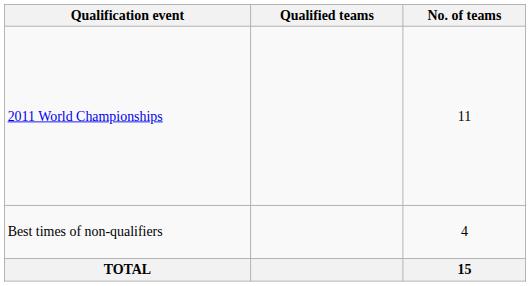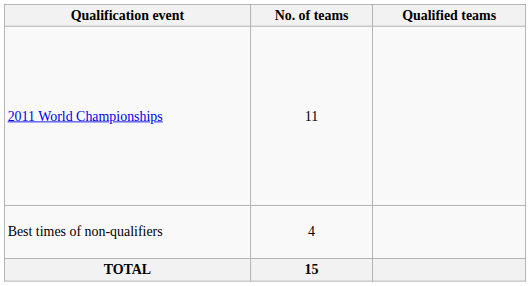columns swapped: (464, 15) <-> (327, 15)
